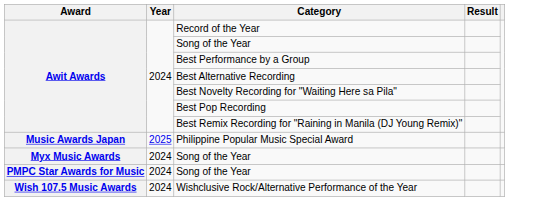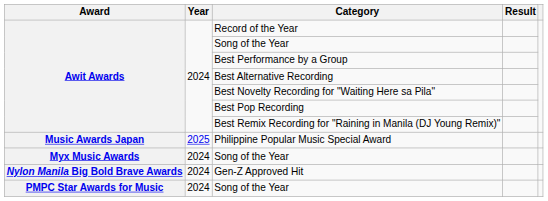+ row: (95, 172)
- row: (76, 188)
